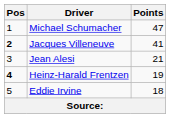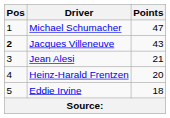(158, 44) 41 -> (158, 44) 43
(9, 75) bold -> (9, 75) normal
(158, 75) 19 -> (158, 75) 20
